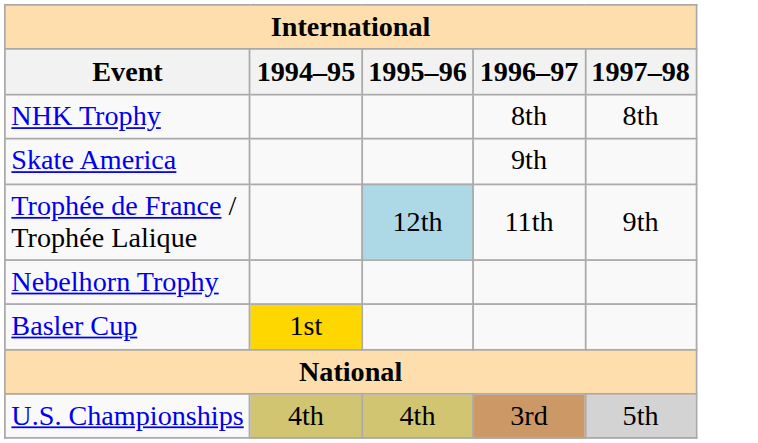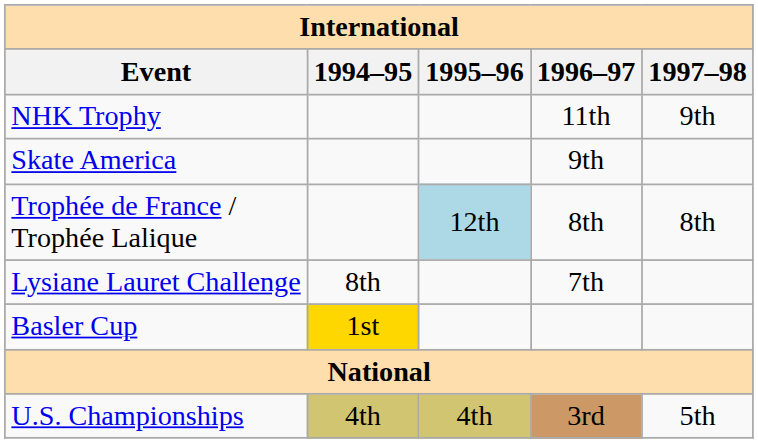(529, 116) 8th -> (586, 116) 11th
(641, 116) 8th -> (698, 116) 9th
(529, 221) 11th -> (586, 221) 8th
(641, 221) 9th -> (698, 221) 8th
+ row: (156, 281)
- row: (115, 281)
(641, 415) lightgrey background -> (698, 415) no background
